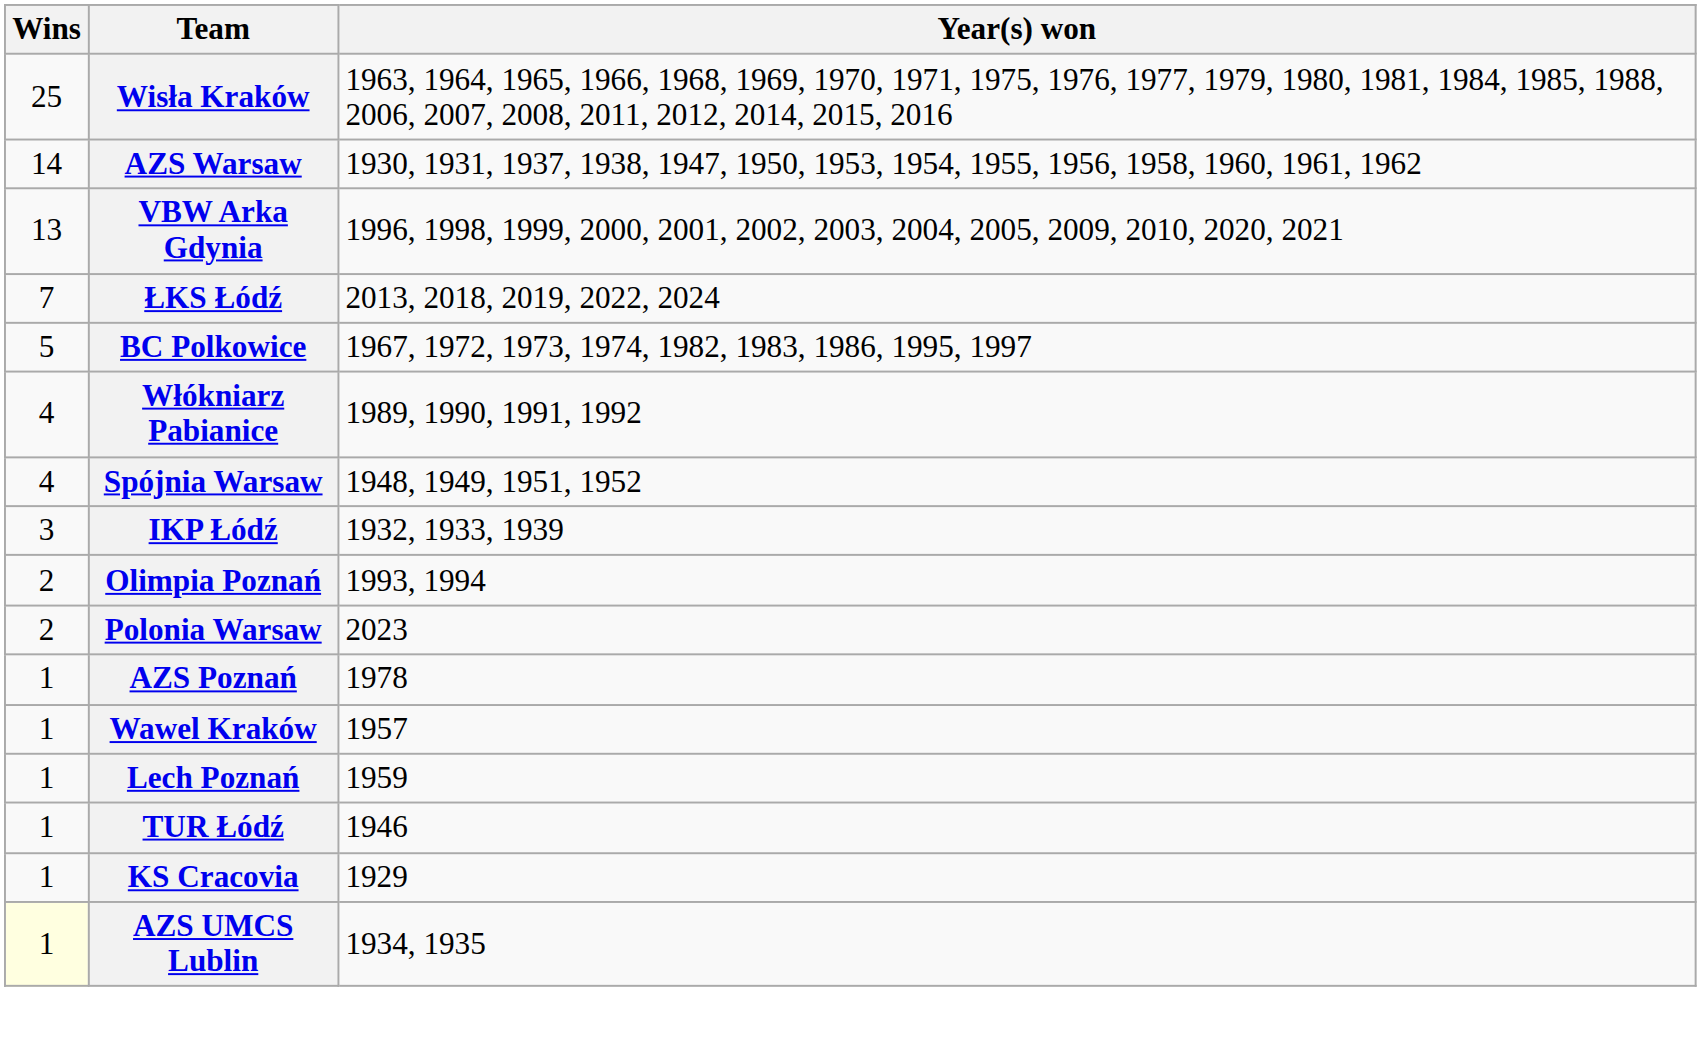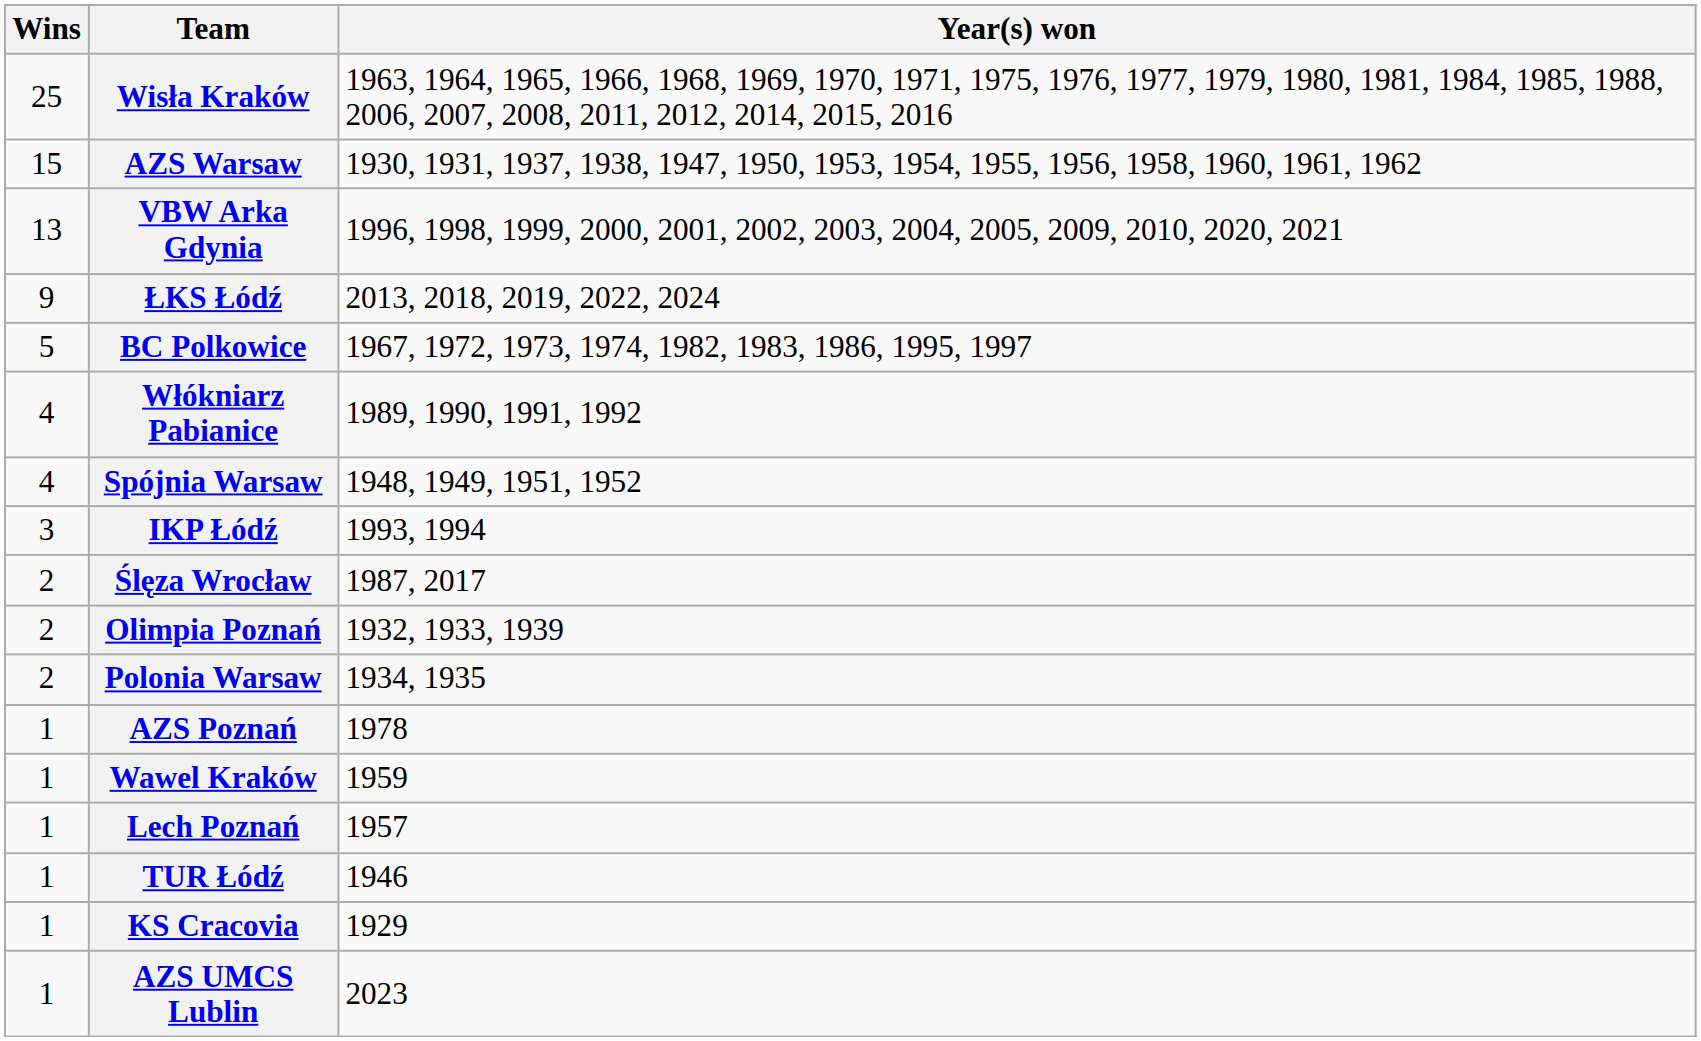(47, 163) 14 -> (47, 163) 15
(47, 297) 7 -> (47, 297) 9
(455, 530) 1932, 1933, 1939 -> (416, 530) 1993, 1994
+ row: (213, 579)
(416, 579) 1993, 1994 -> (455, 629) 1932, 1933, 1939
(377, 629) 2023 -> (416, 678) 1934, 1935
(377, 728) 1957 -> (377, 777) 1959
(377, 777) 1959 -> (377, 827) 1957
(47, 943) lightyellow background -> (47, 993) no background
(416, 943) 1934, 1935 -> (377, 993) 2023
